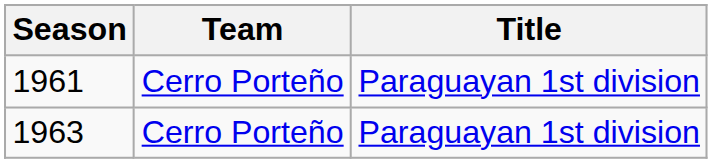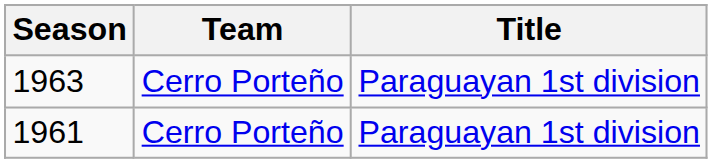rows swapped: (48, 81) <-> (48, 132)
